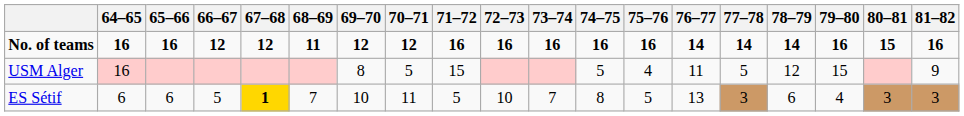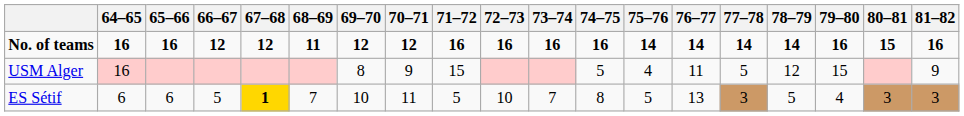(648, 44) 16 -> (648, 44) 14
(409, 71) 5 -> (409, 71) 9
(792, 97) 6 -> (792, 97) 5
